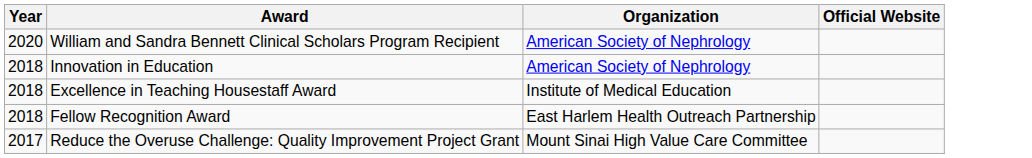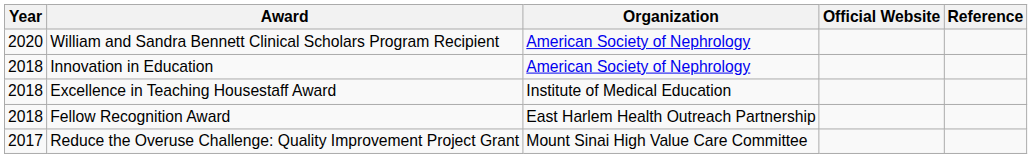+ column: (985, 16)
